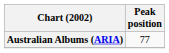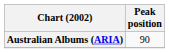(145, 39) 77 -> (145, 39) 90
